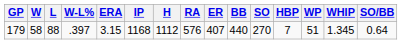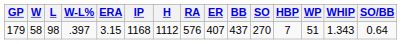(53, 30) 88 -> (53, 30) 98
(239, 30) 440 -> (239, 30) 437
(341, 30) 1.345 -> (341, 30) 1.343
